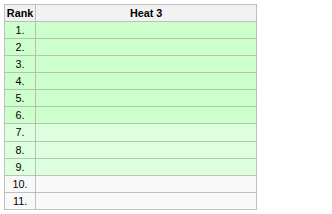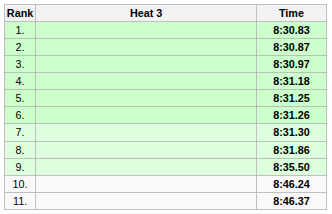+ column: (291, 13)
